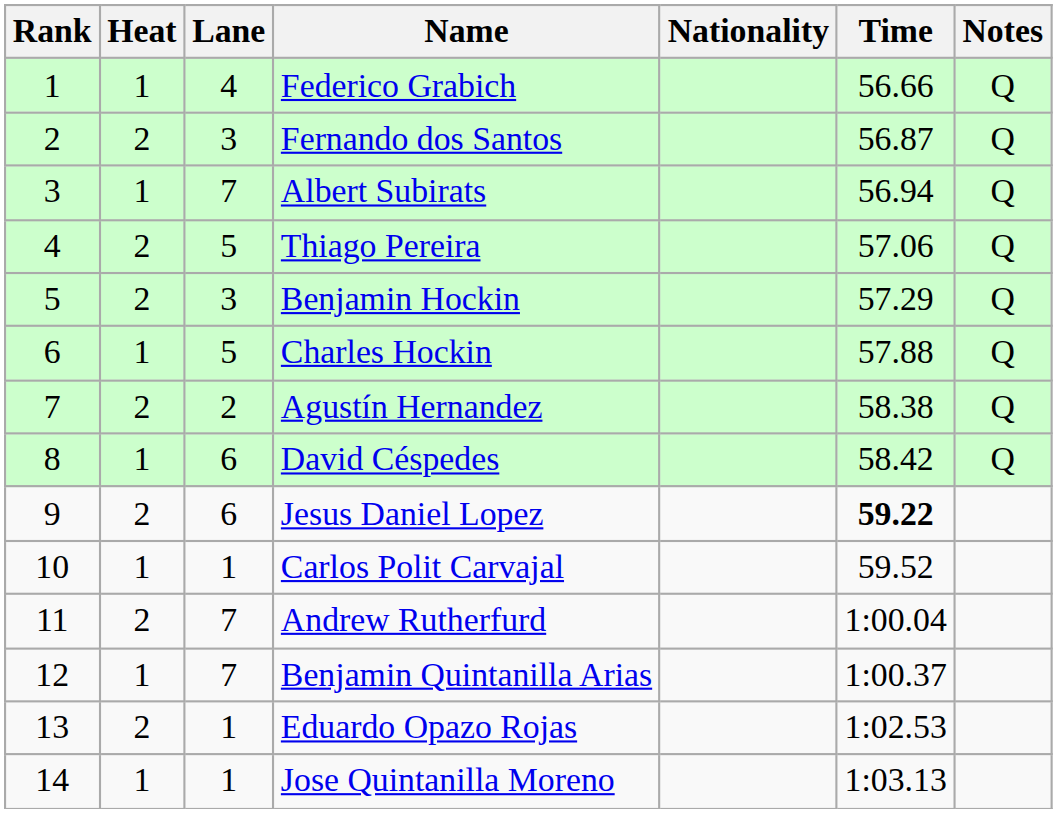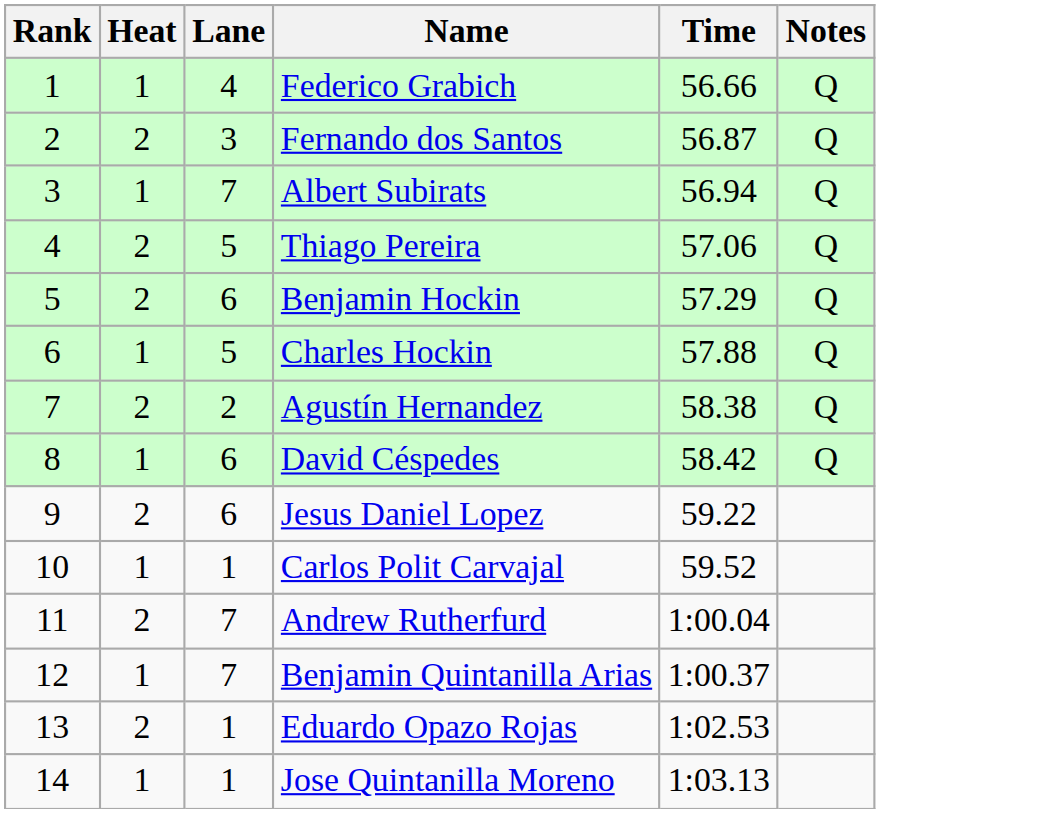- column: (748, 31)
(229, 298) 3 -> (229, 298) 6
(896, 513) bold -> (719, 513) normal
